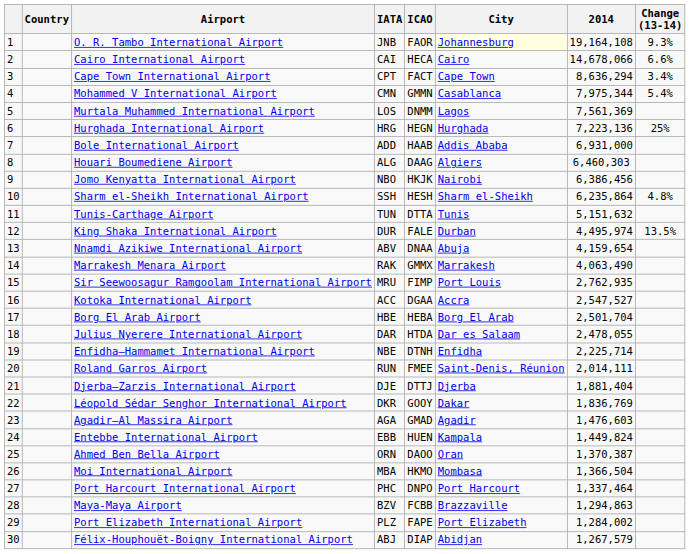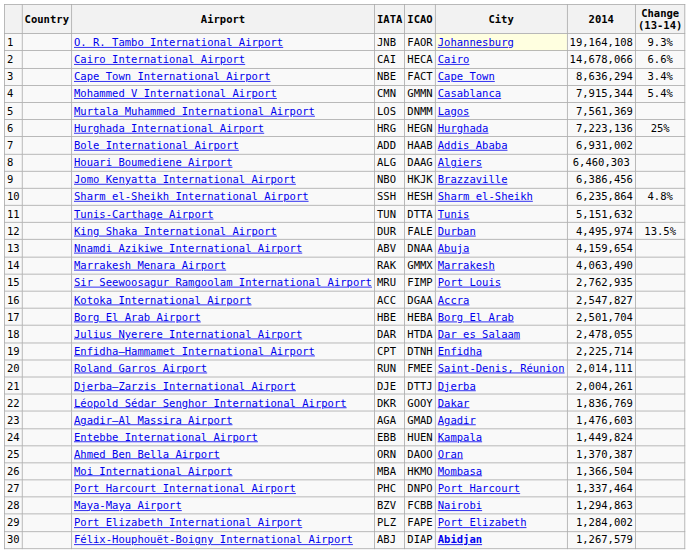(386, 77) CPT -> (386, 77) NBE
(604, 94) 7,975,344 -> (604, 94) 7,915,344
(604, 145) 6,931,000 -> (604, 145) 6,931,002
(460, 180) Nairobi -> (473, 180) Brazzaville
(604, 300) 2,547,527 -> (604, 300) 2,547,827
(386, 351) NBE -> (386, 351) CPT
(604, 386) 1,881,404 -> (604, 386) 2,004,261
(473, 506) Brazzaville -> (460, 506) Nairobi
(460, 540) normal -> (460, 540) bold
